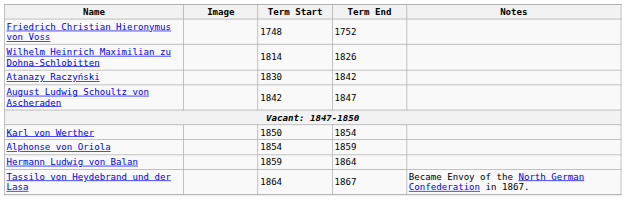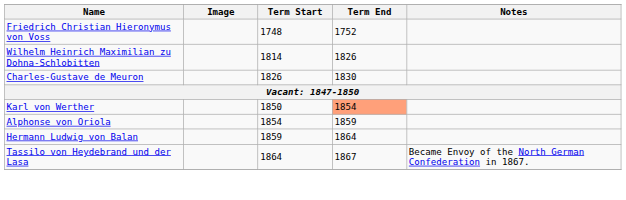+ row: (75, 77)
- row: (53, 77)
- row: (78, 97)
(345, 132) no background -> (345, 107) lightsalmon background
